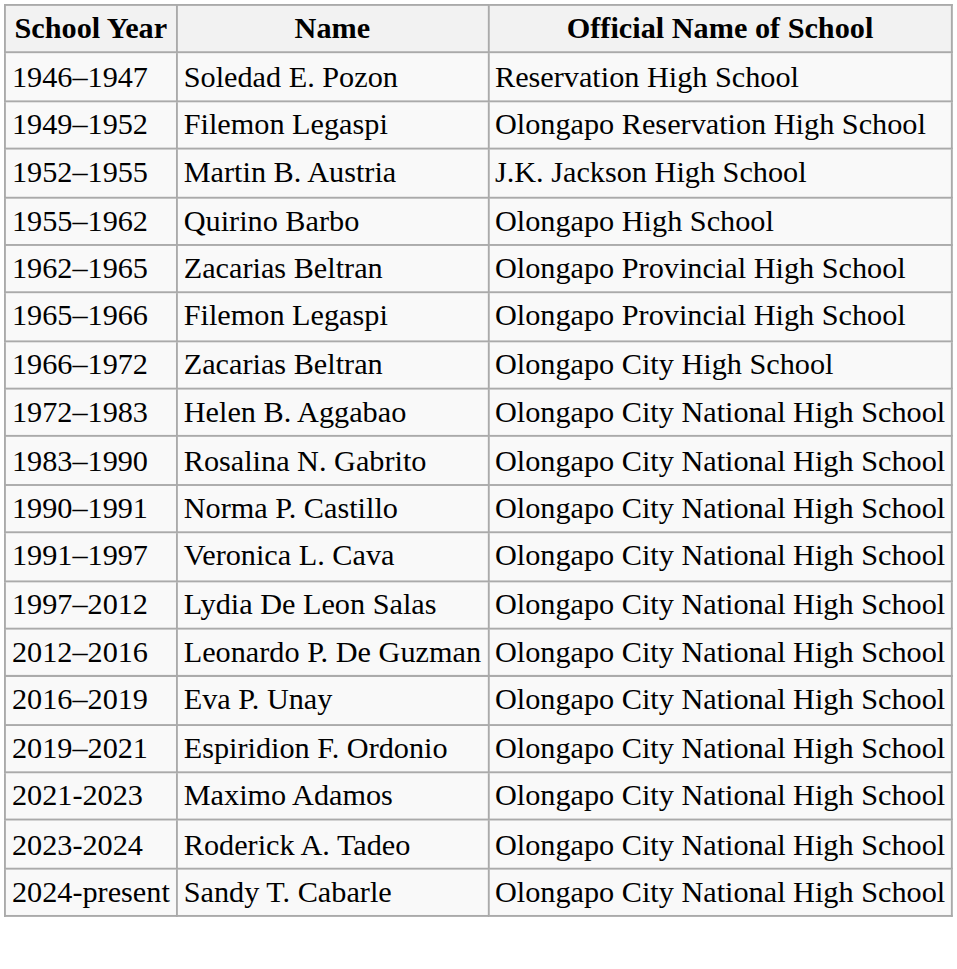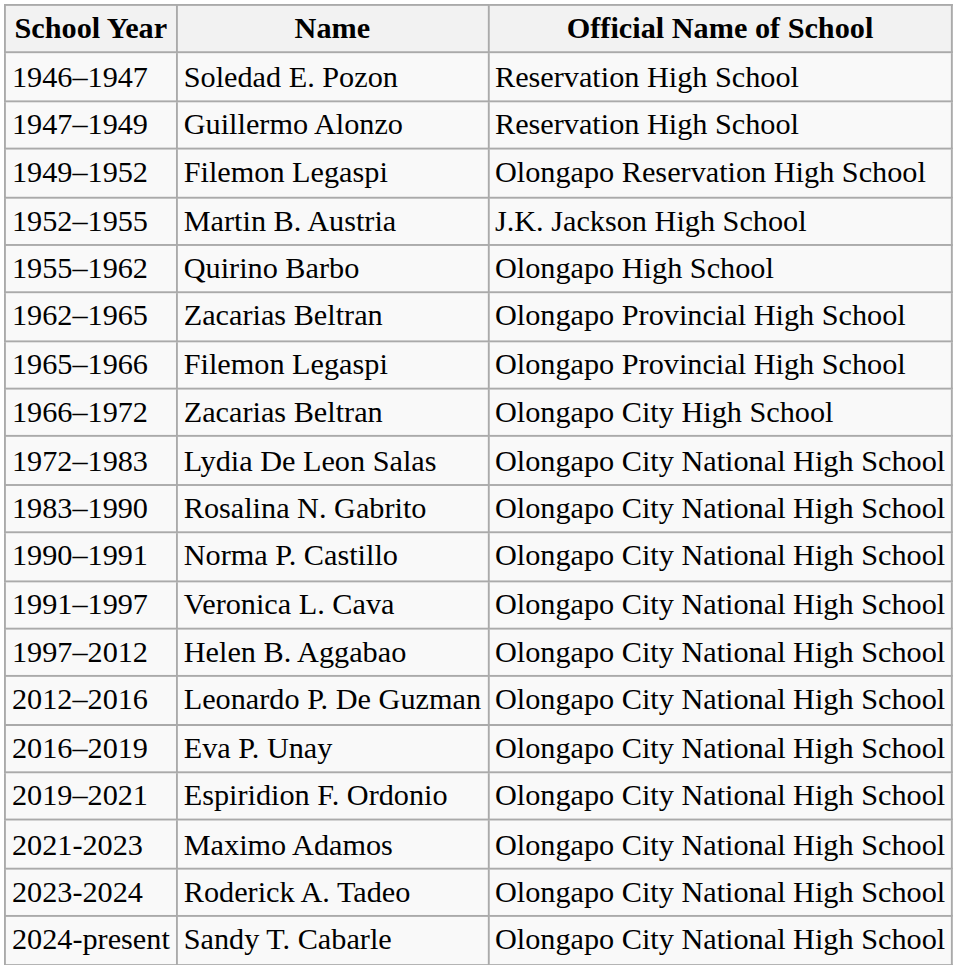+ row: (80, 124)
(295, 412) Helen B. Aggabao -> (310, 460) Lydia De Leon Salas
(310, 603) Lydia De Leon Salas -> (295, 651) Helen B. Aggabao
